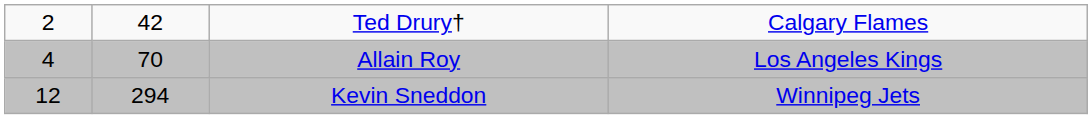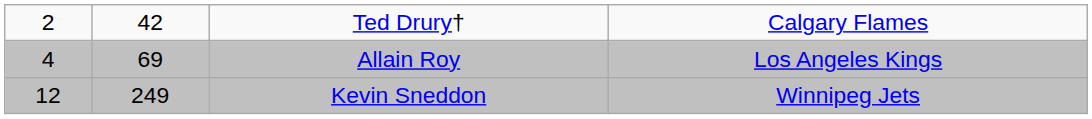(150, 58) 70 -> (150, 58) 69
(150, 95) 294 -> (150, 95) 249
